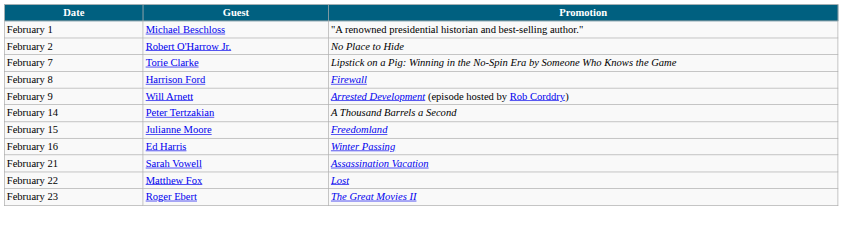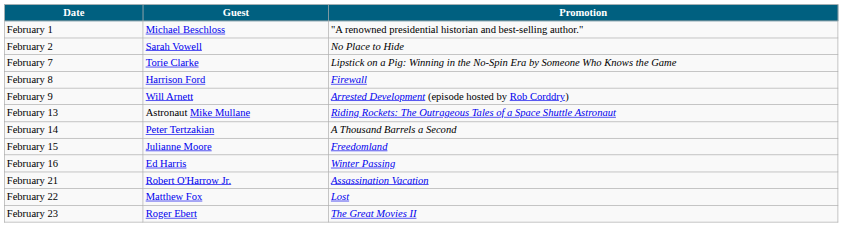(188, 46) Robert O'Harrow Jr. -> (174, 46) Sarah Vowell
+ row: (32, 113)
(174, 163) Sarah Vowell -> (188, 180) Robert O'Harrow Jr.
